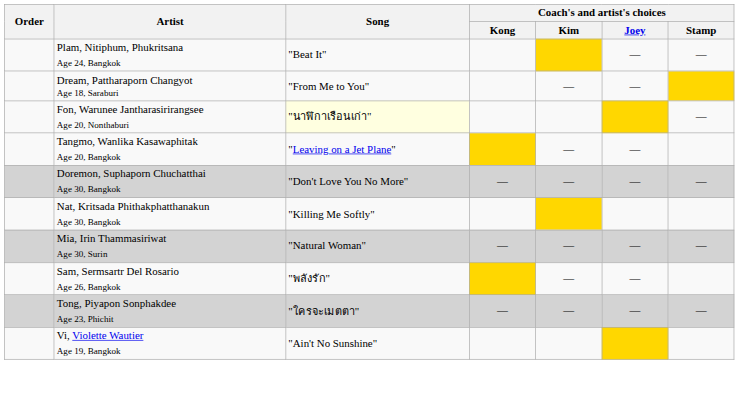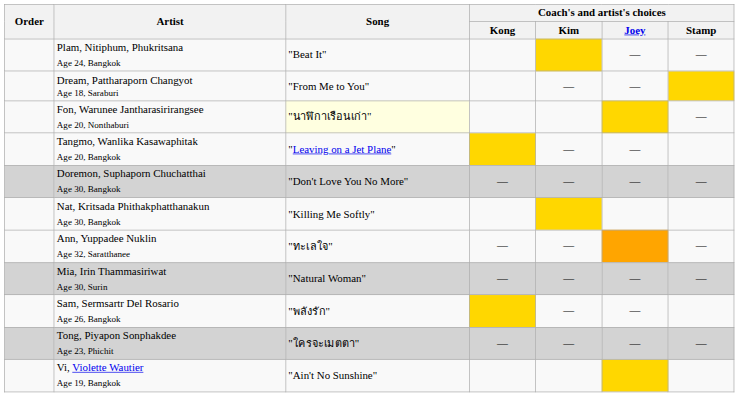+ row: (107, 246)
